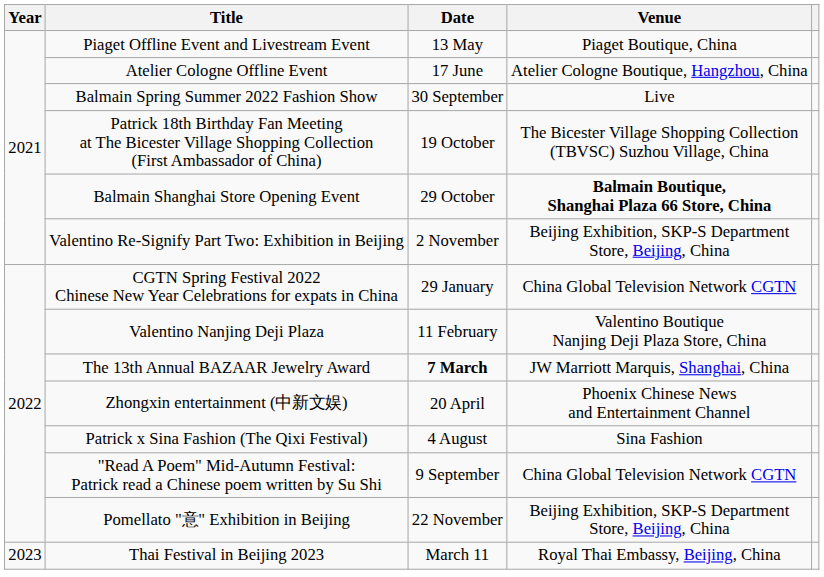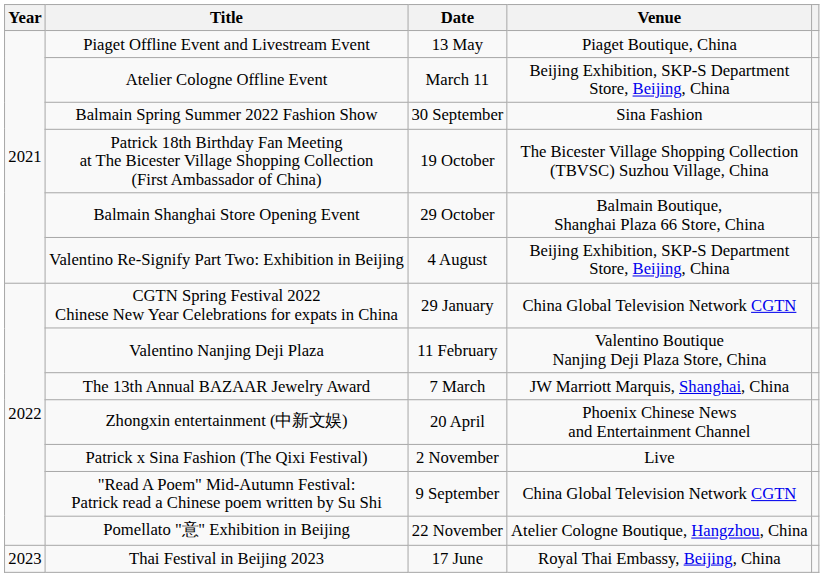(457, 70) 17 June -> (457, 79) March ️11
(659, 70) Atelier Cologne Boutique, Hangzhou, China -> (659, 79) Beijing Exhibition, SKP-S Department Store, Beijing, China
(659, 96) Live -> (659, 115) Sina Fashion
(659, 196) bold -> (659, 215) normal
(457, 241) 2 November -> (457, 260) 4 August
(457, 367) bold -> (457, 386) normal
(457, 439) 4 August -> (457, 457) 2 November
(659, 439) Sina Fashion -> (659, 457) Live
(659, 519) Beijing Exhibition, SKP-S Department Store, Beijing, China -> (659, 530) Atelier Cologne Boutique, Hangzhou, China
(457, 555) March ️11 -> (457, 558) 17 June
